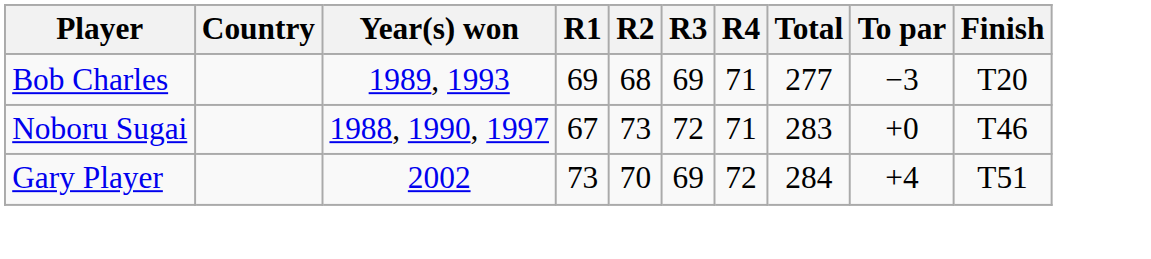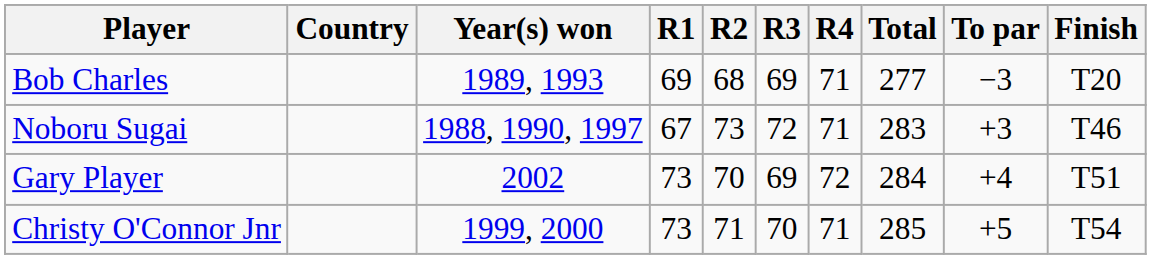(902, 128) +0 -> (996, 128) +3
+ row: (147, 228)
